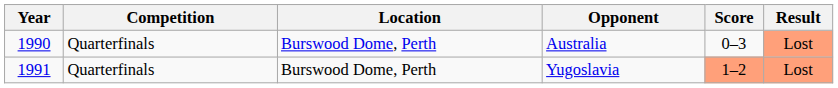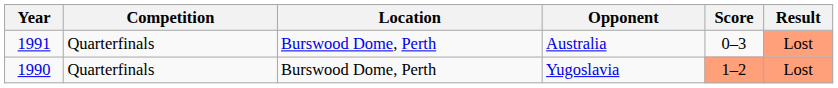(34, 43) 1990 -> (34, 43) 1991
(34, 69) 1991 -> (34, 69) 1990
